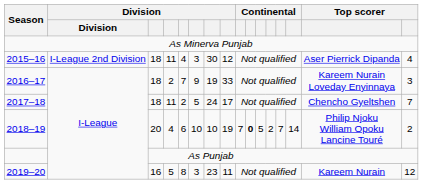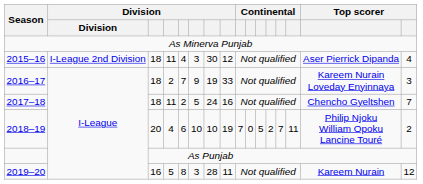(228, 102) 17 -> (228, 102) 16
(251, 129) bold -> (251, 129) normal
(294, 129) 14 -> (293, 129) 11
(212, 171) 23 -> (212, 171) 28
